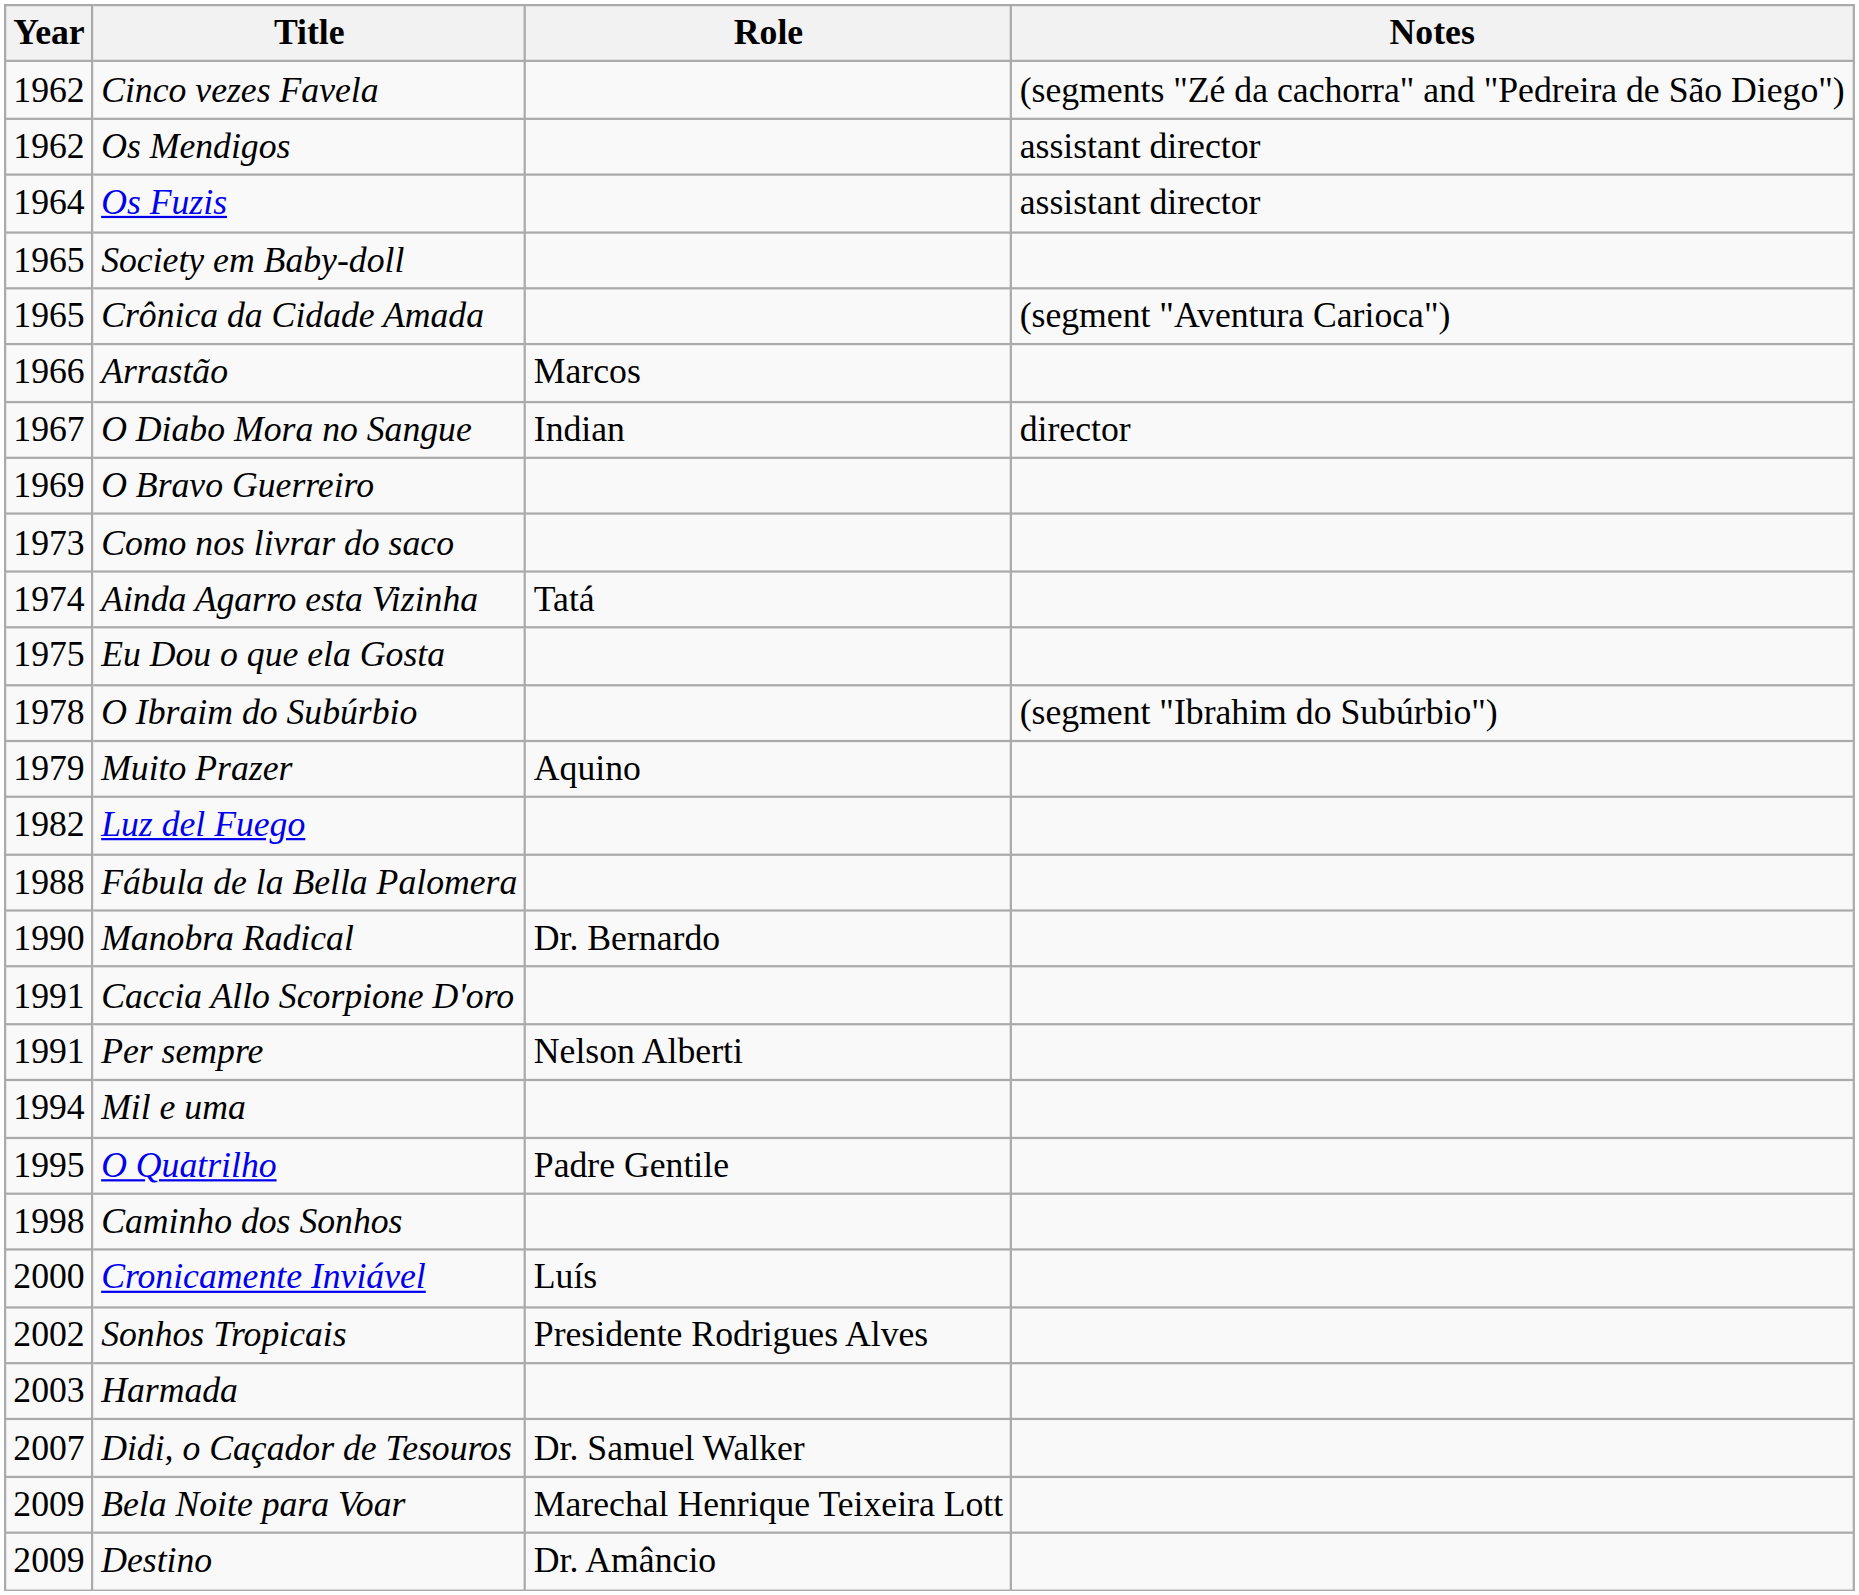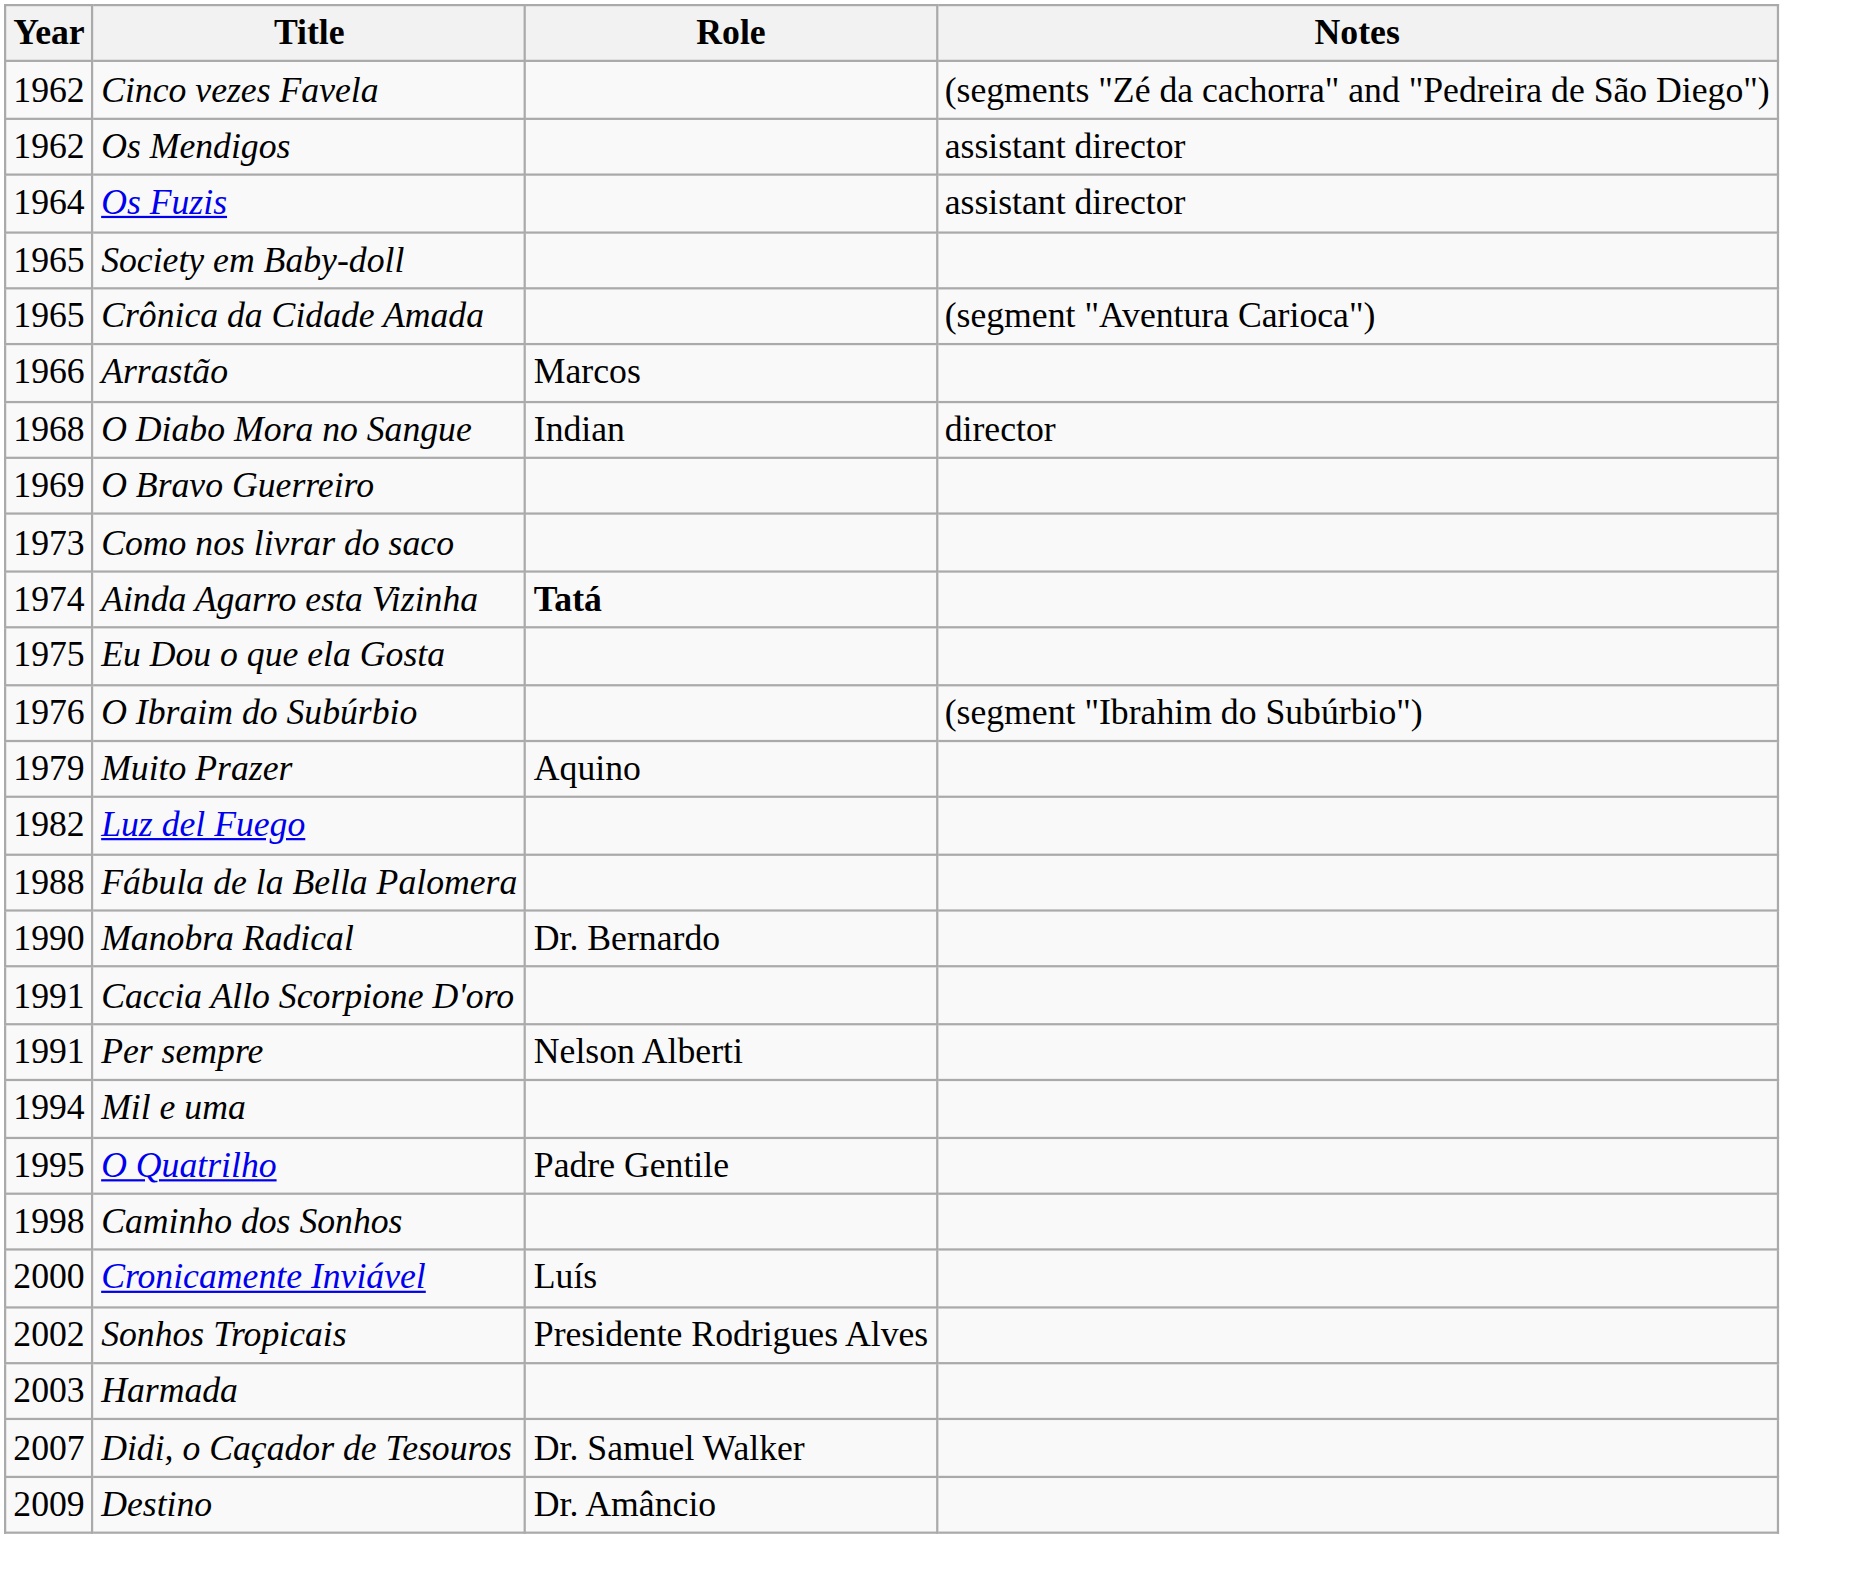(49, 428) 1967 -> (49, 428) 1968
(564, 598) normal -> (568, 598) bold
(49, 711) 1978 -> (49, 711) 1976
- row: (253, 1504)
